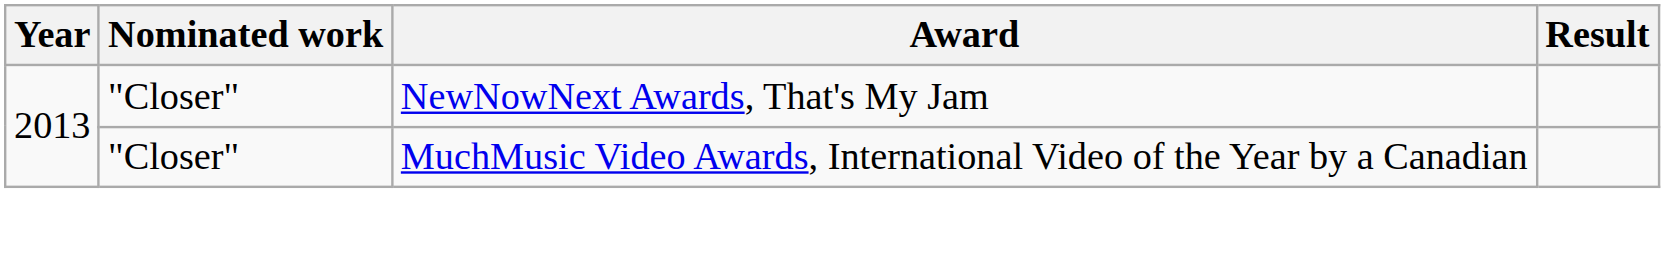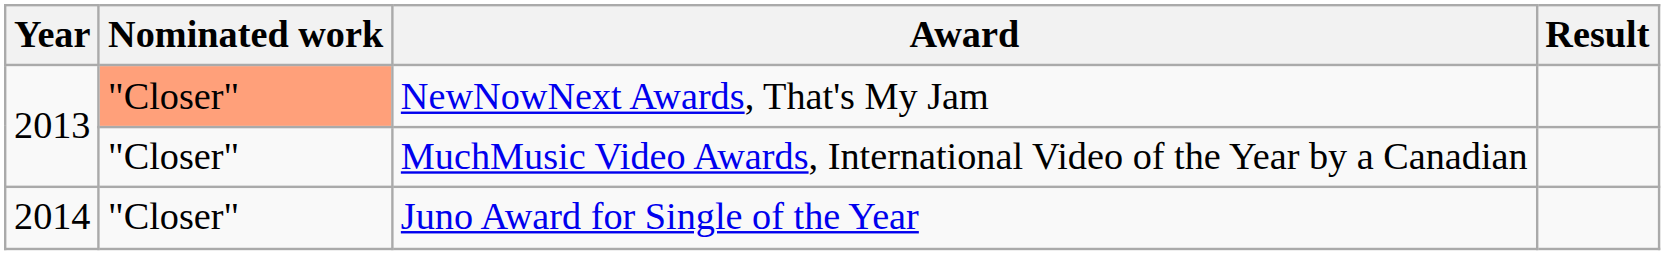(174, 95) no background -> (174, 95) lightsalmon background
+ row: (660, 216)
